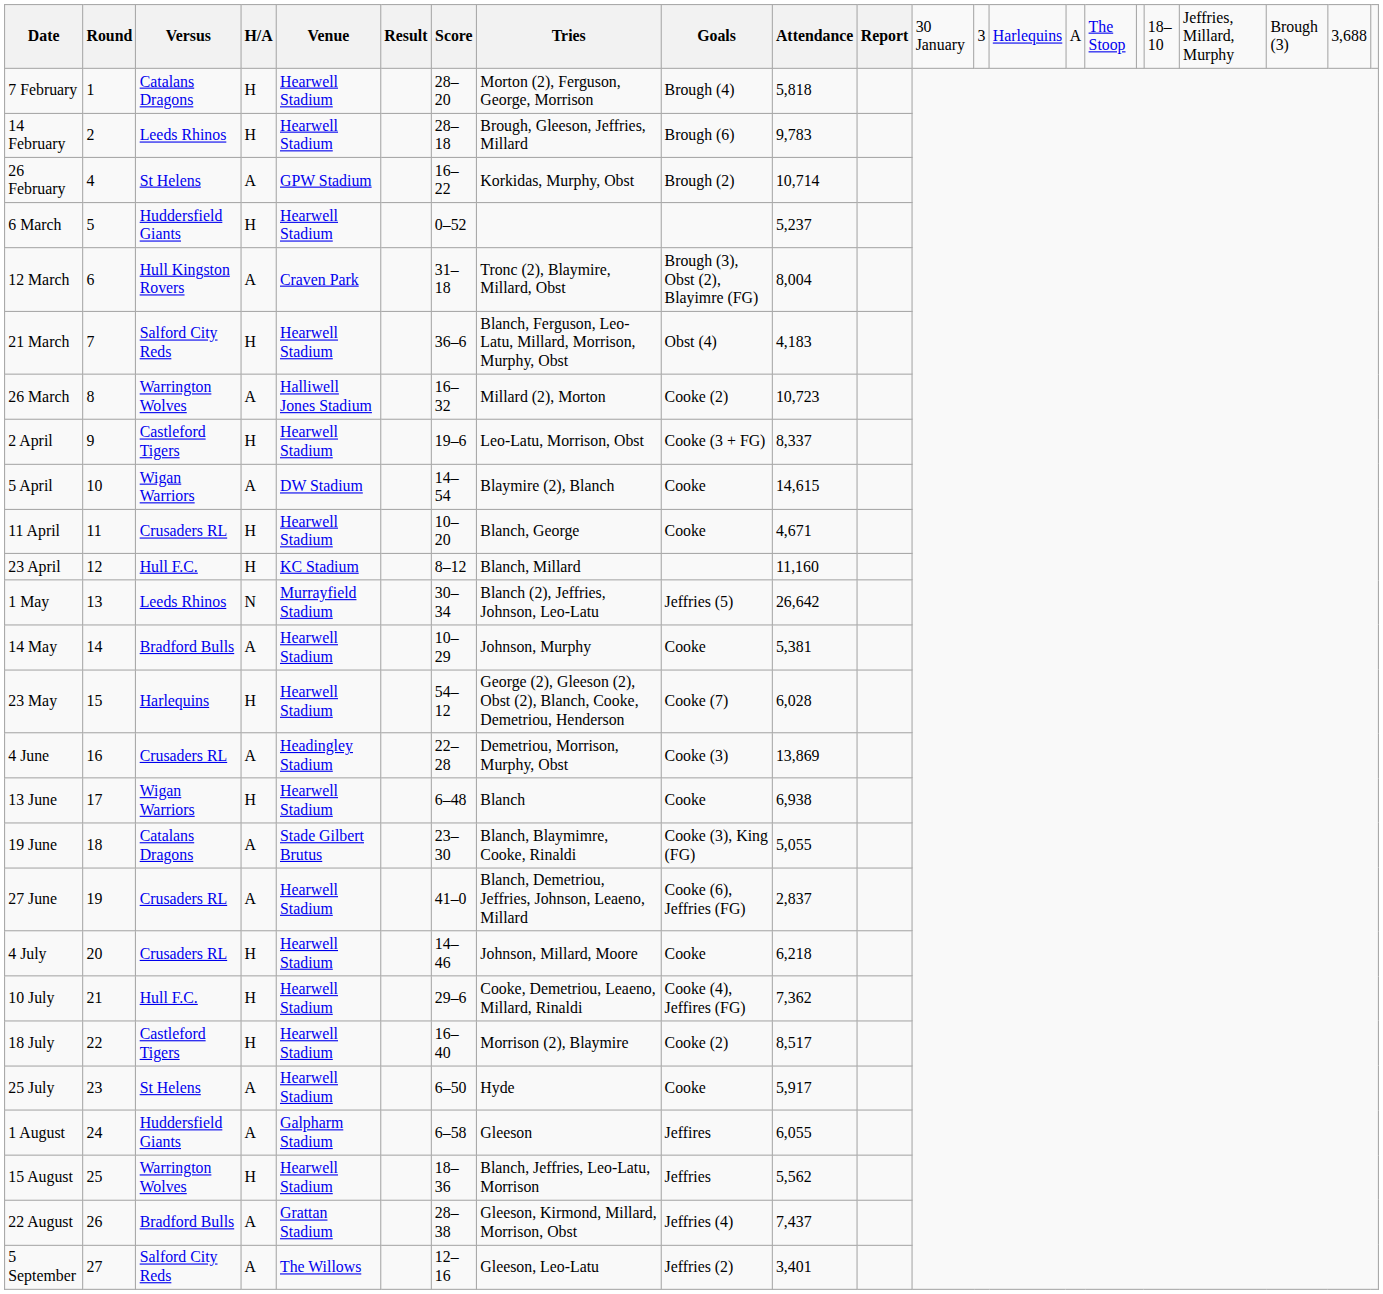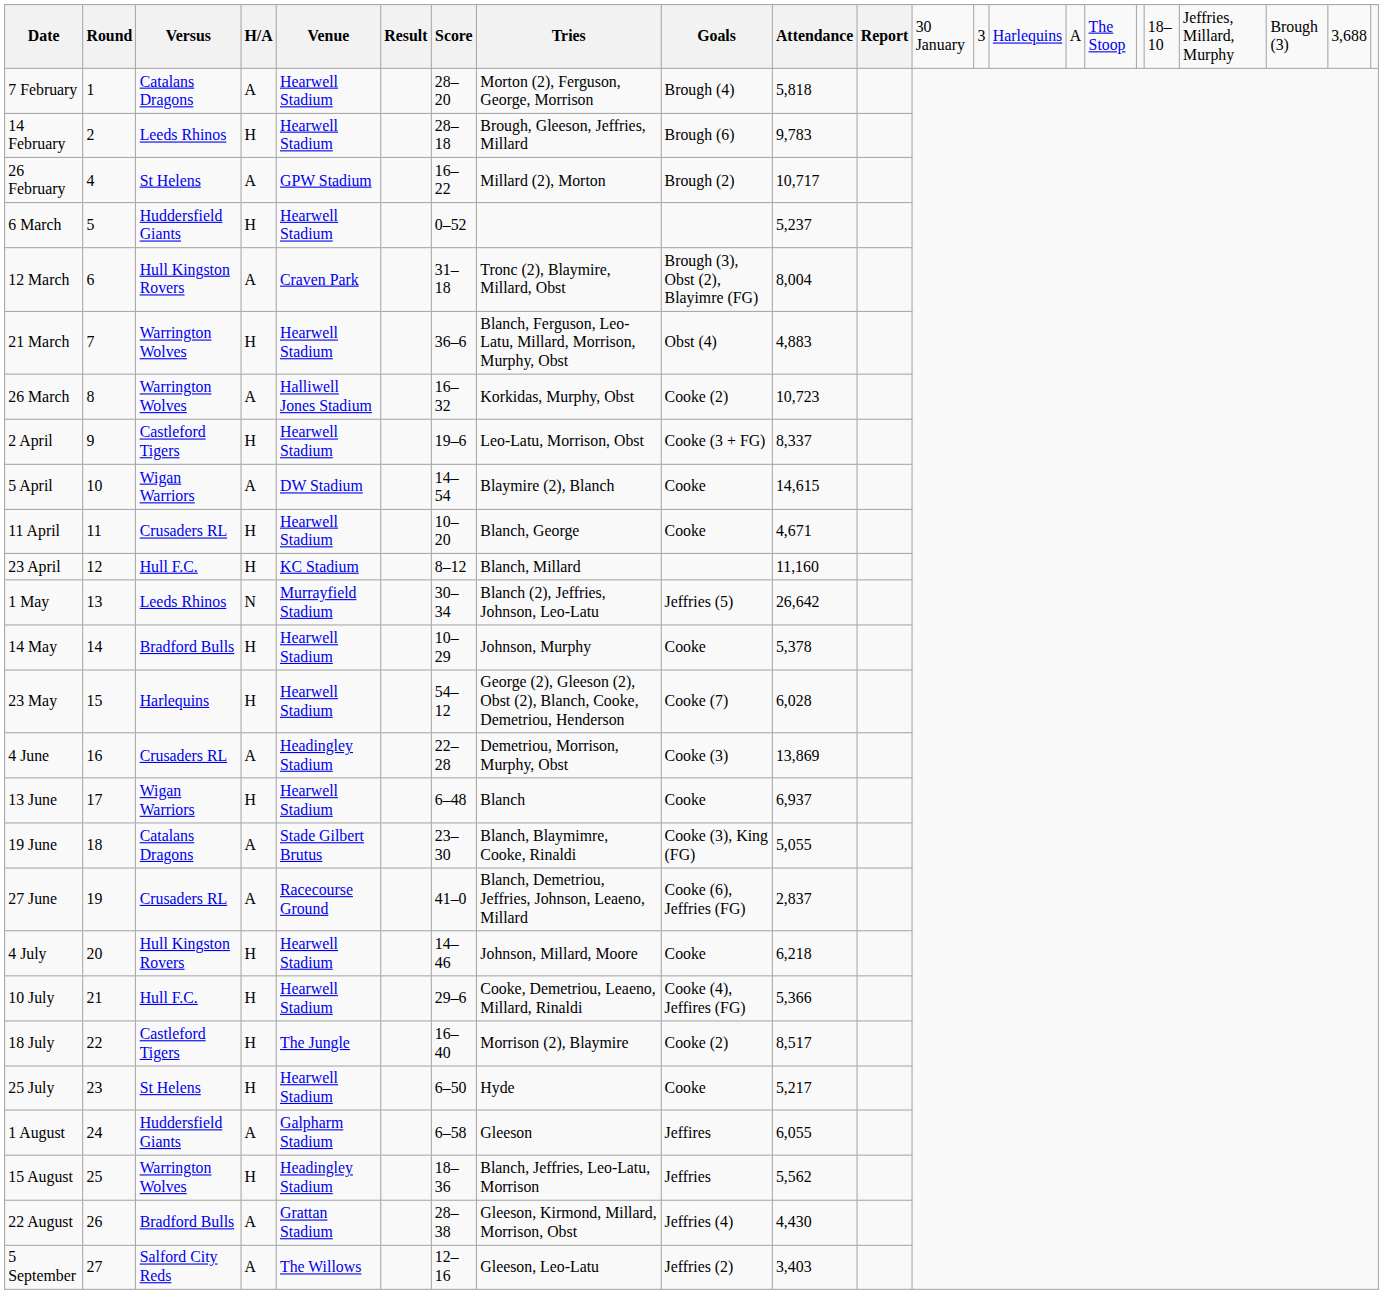(250, 90) H -> (250, 90) A
(557, 180) Korkidas, Murphy, Obst -> (543, 180) Millard (2), Morton
(798, 180) 10,714 -> (798, 180) 10,717
(179, 343) Salford City Reds -> (176, 343) Warrington Wolves
(794, 343) 4,183 -> (794, 343) 4,883
(543, 397) Millard (2), Morton -> (557, 397) Korkidas, Murphy, Obst
(250, 647) A -> (250, 647) H
(794, 647) 5,381 -> (794, 647) 5,378
(794, 800) 6,938 -> (794, 800) 6,937
(309, 899) Hearwell Stadium -> (316, 899) Racecourse Ground
(183, 953) Crusaders RL -> (185, 953) Hull Kingston Rovers
(794, 998) 7,362 -> (794, 998) 5,366
(309, 1043) Hearwell Stadium -> (315, 1043) The Jungle
(250, 1088) A -> (250, 1088) H
(794, 1088) 5,917 -> (794, 1088) 5,217
(309, 1177) Hearwell Stadium -> (316, 1177) Headingley Stadium
(794, 1222) 7,437 -> (794, 1222) 4,430
(794, 1267) 3,401 -> (794, 1267) 3,403
